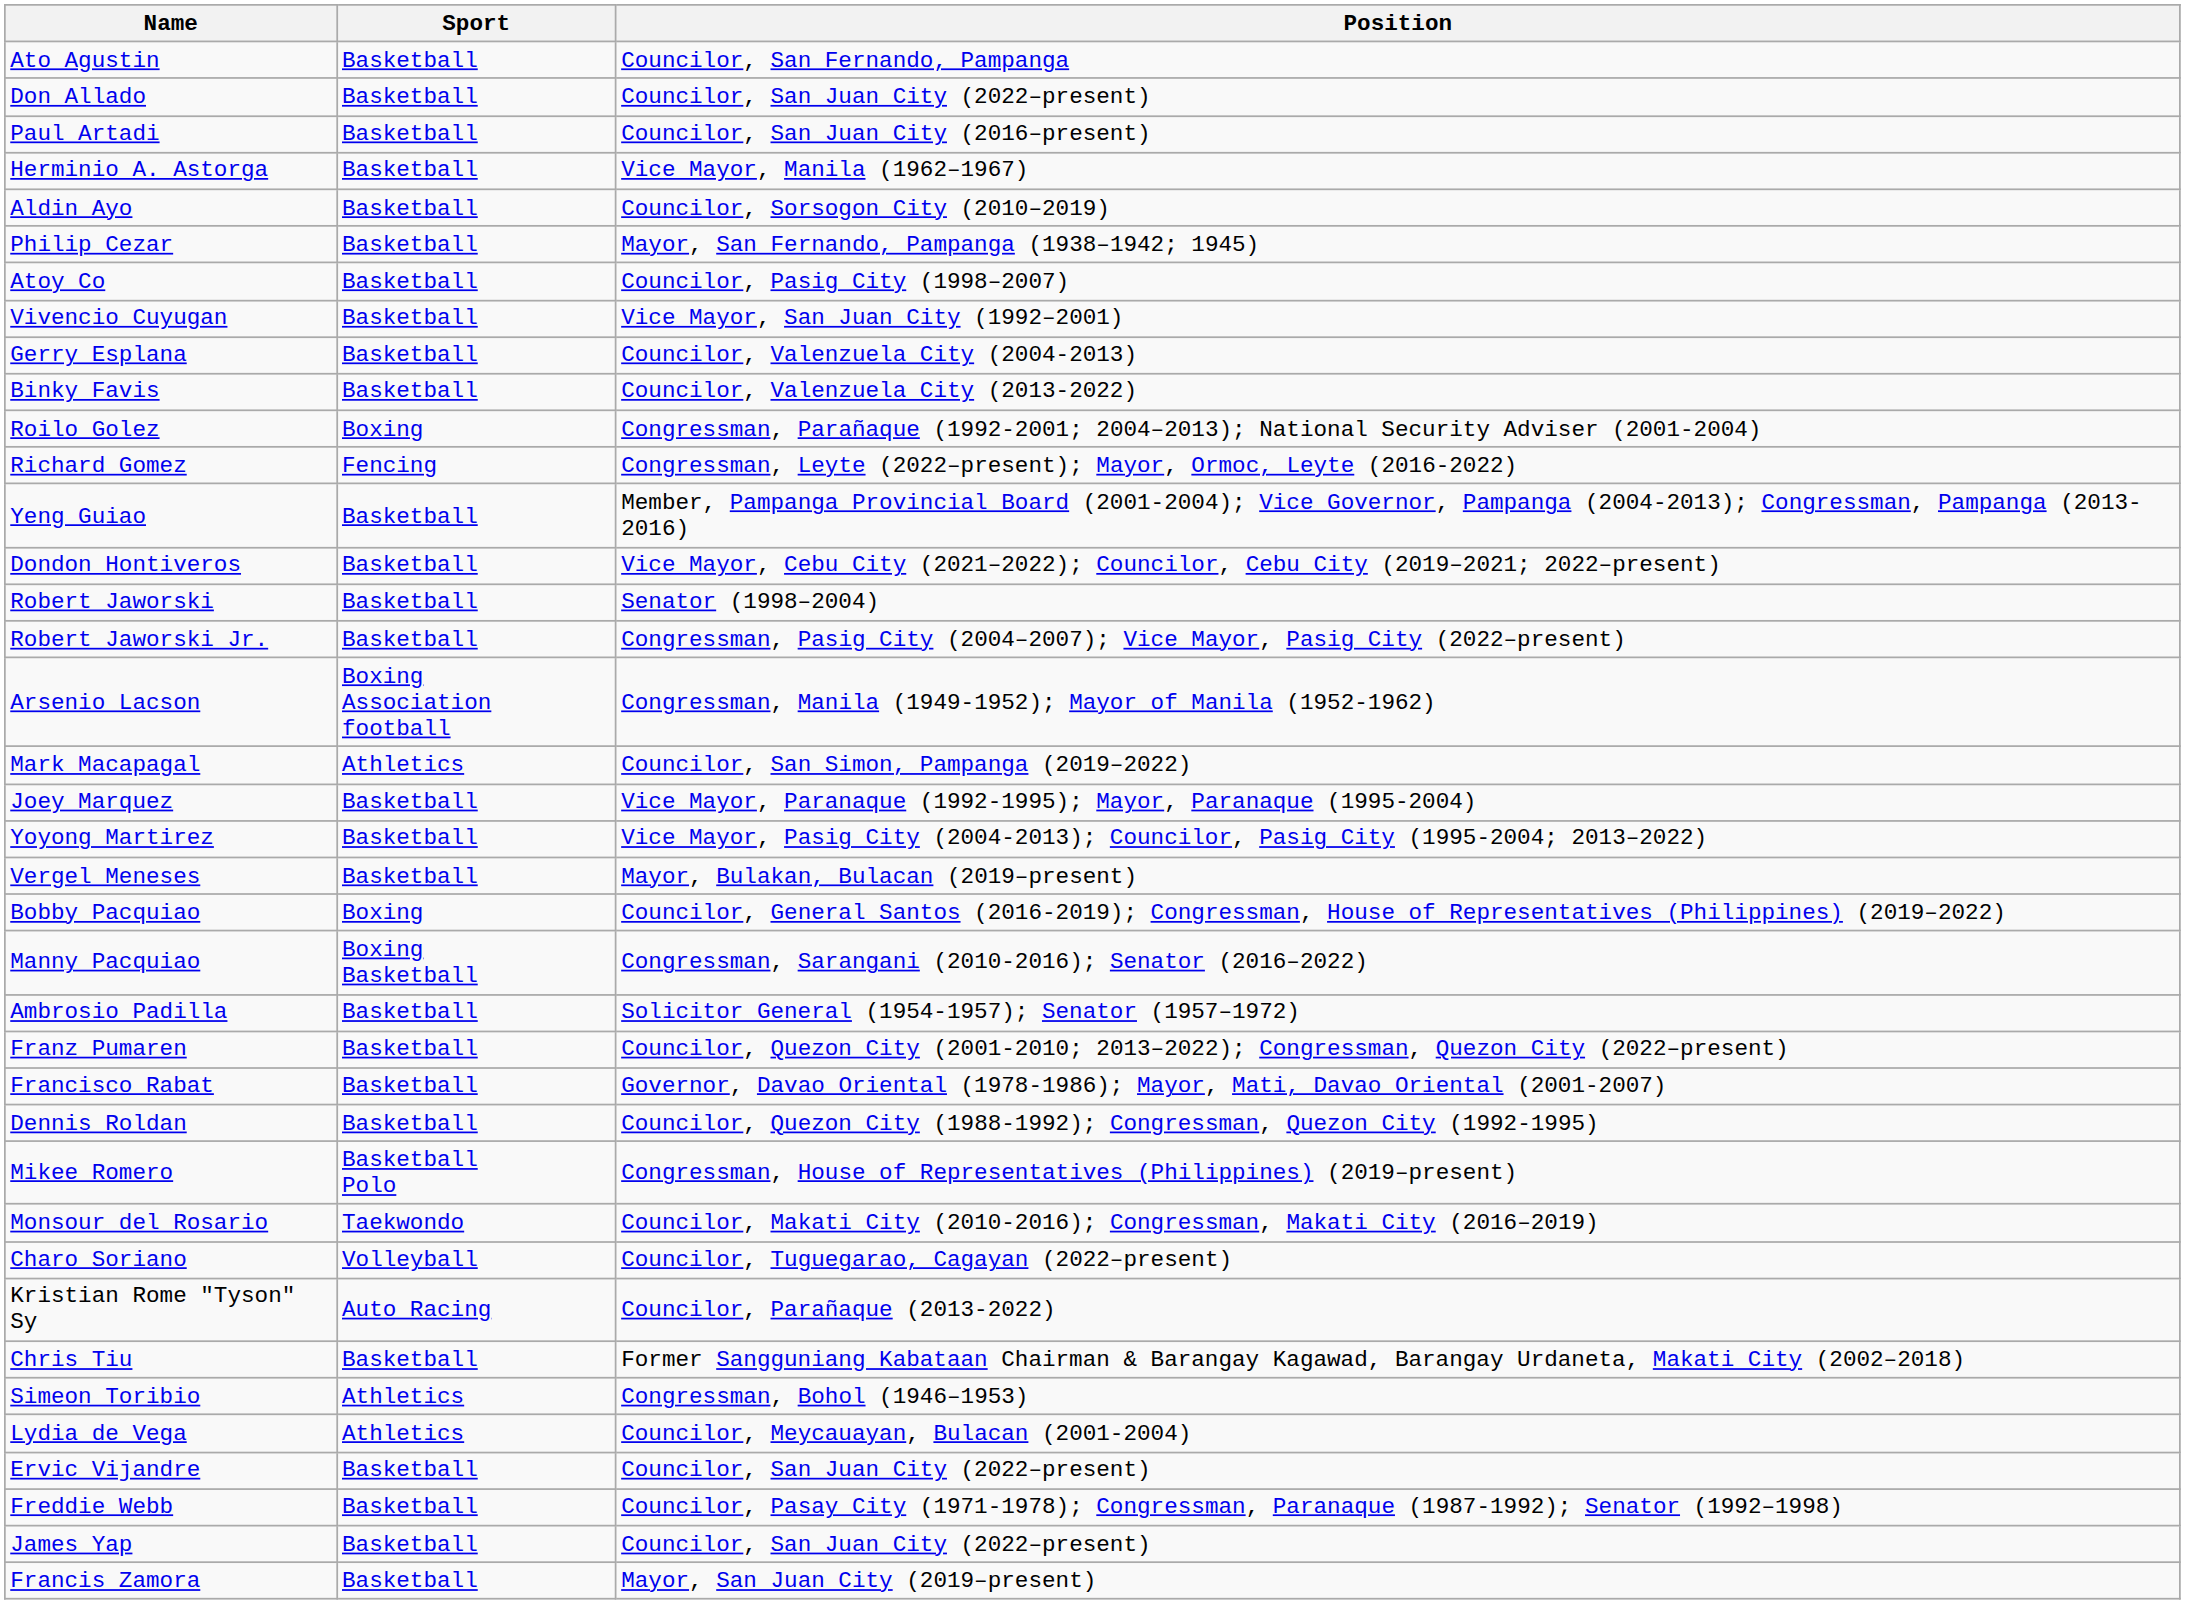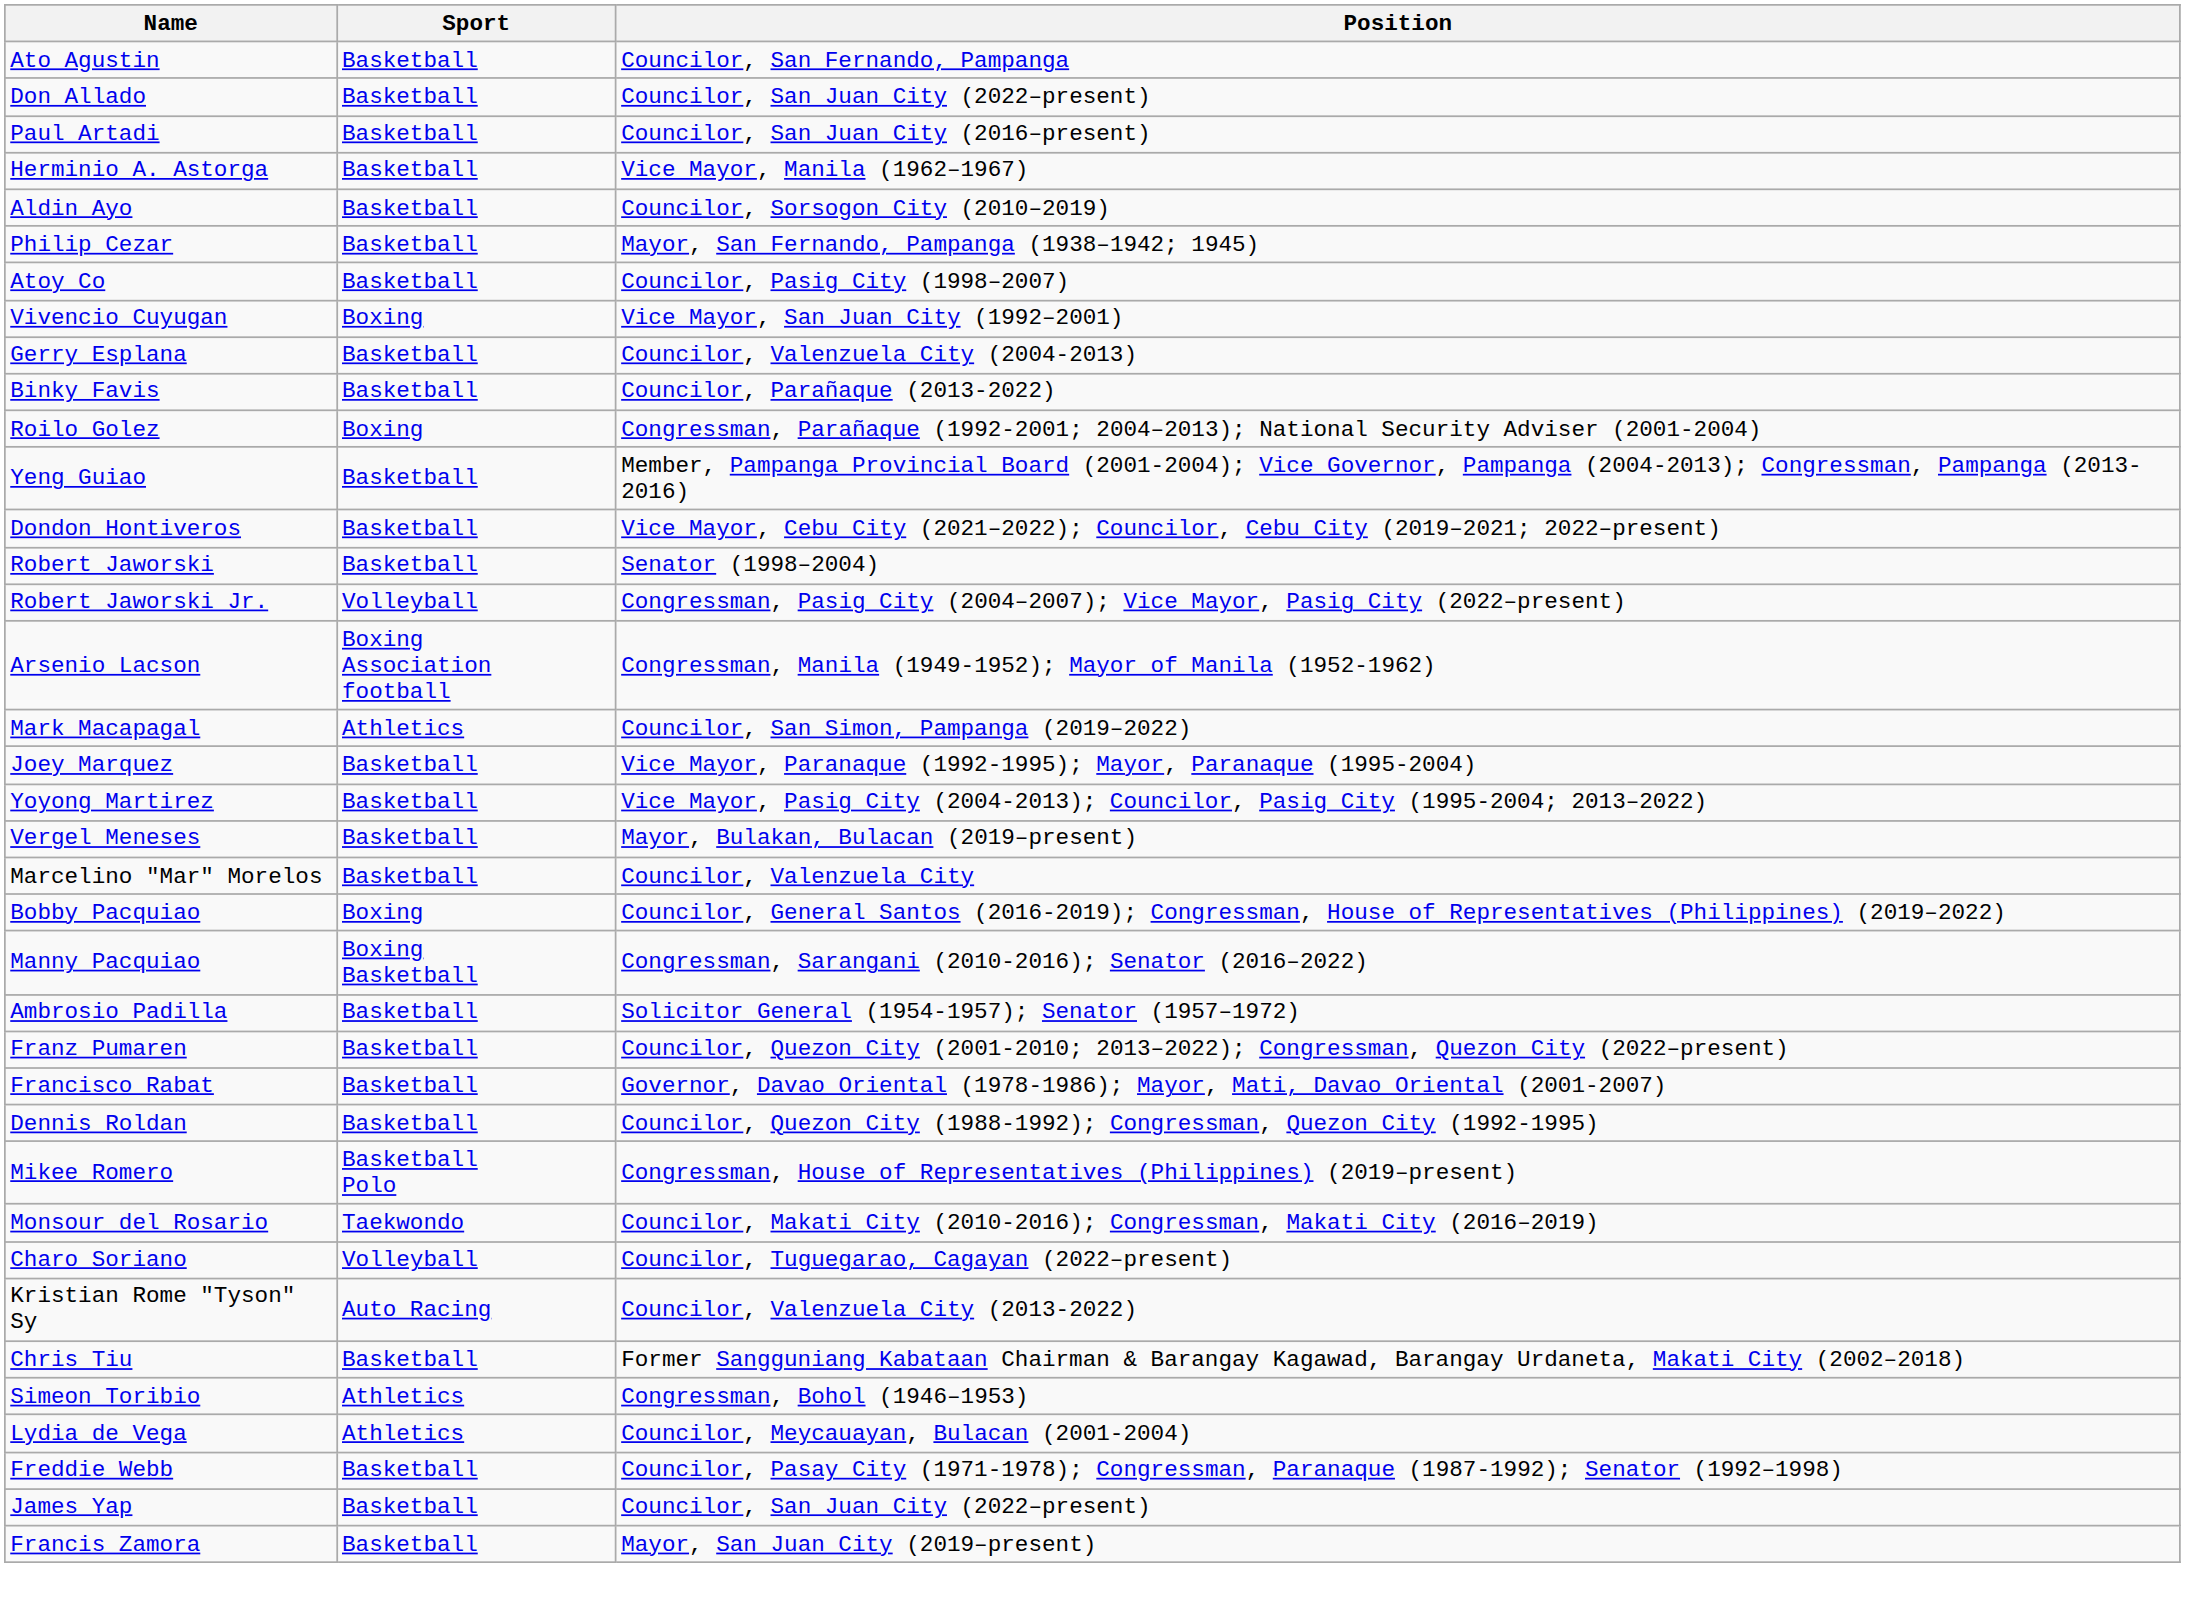(410, 318) Basketball -> (383, 318) Boxing
(879, 392) Councilor, Valenzuela City (2013-2022) -> (838, 392) Councilor, Parañaque (2013-2022)
- row: (98, 466)
(410, 639) Basketball -> (410, 602) Volleyball
+ row: (166, 876)
(838, 1310) Councilor, Parañaque (2013-2022) -> (879, 1310) Councilor, Valenzuela City (2013-2022)
- row: (105, 1470)
